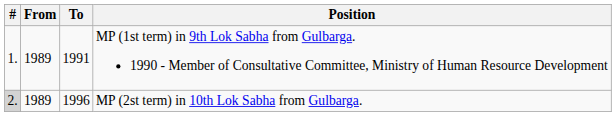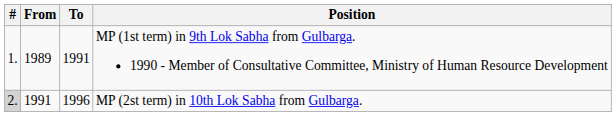(38, 100) 1989 -> (38, 100) 1991
